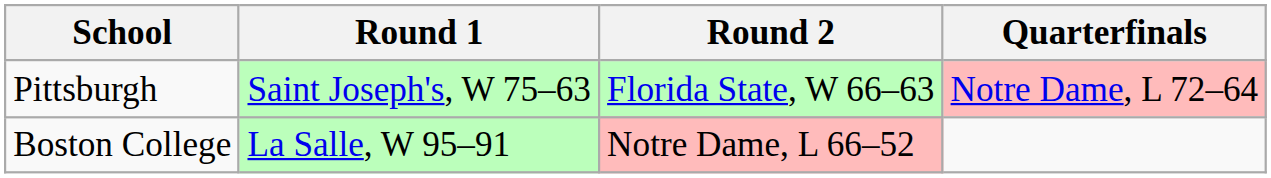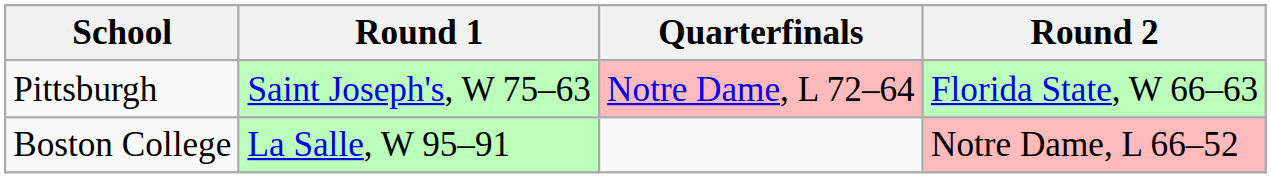columns swapped: (771, 32) <-> (1104, 32)
